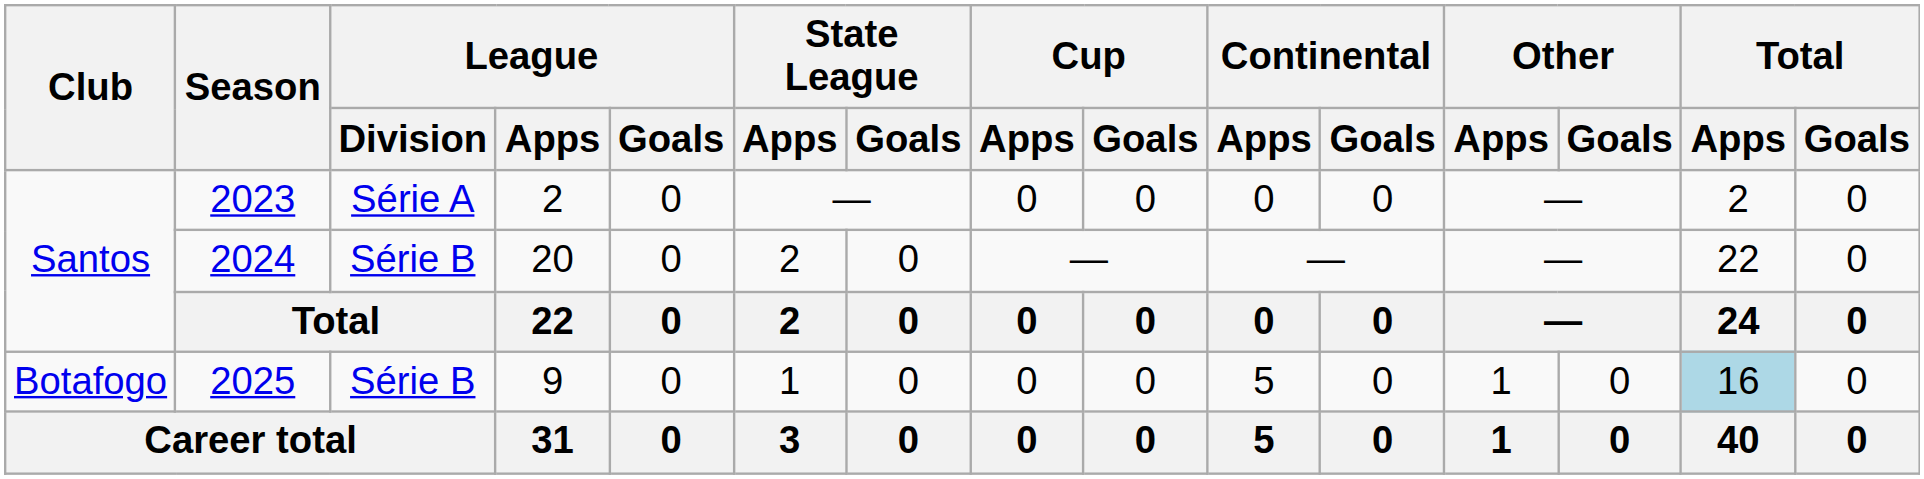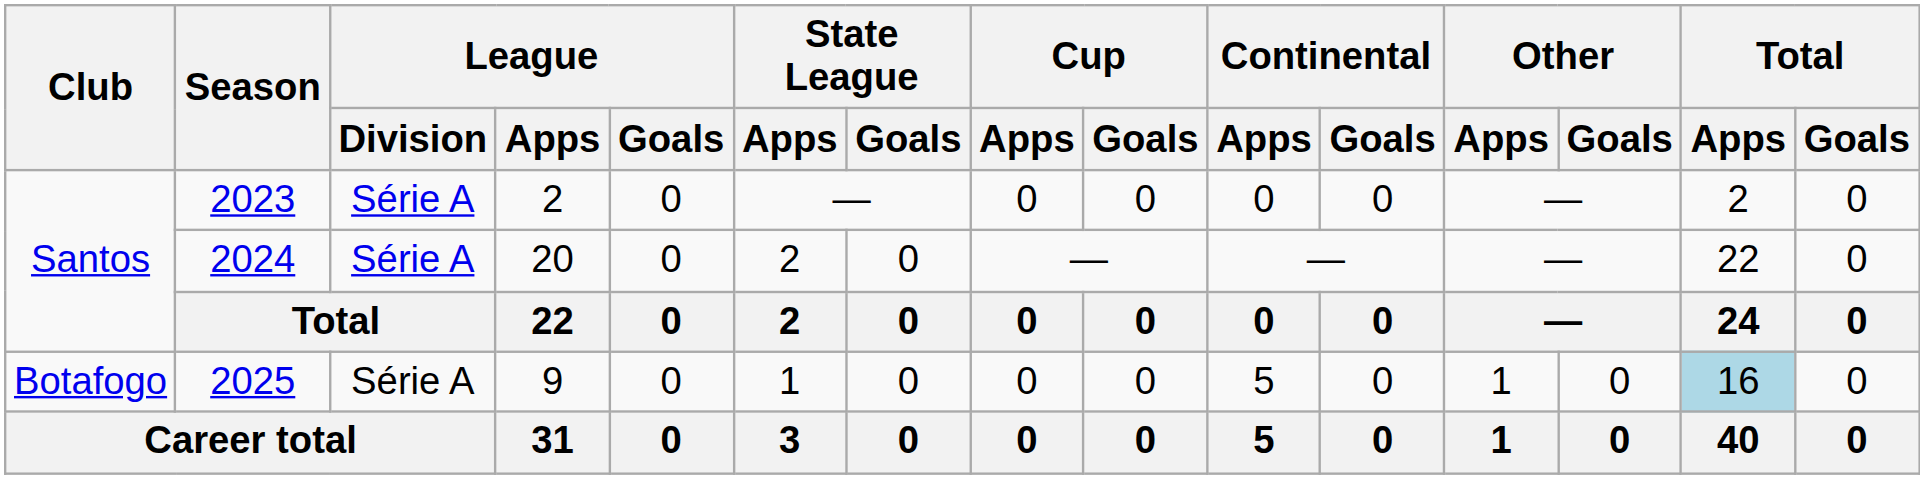(413, 259) Série B -> (413, 259) Série A
(413, 381) Série B -> (413, 381) Série A
